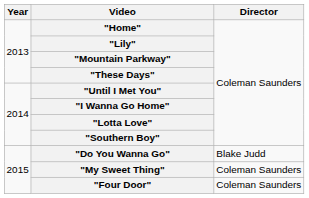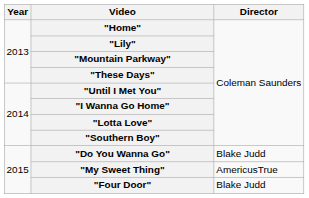(259, 169) Coleman Saunders -> (247, 169) AmericusTrue
(259, 185) Coleman Saunders -> (241, 185) Blake Judd
